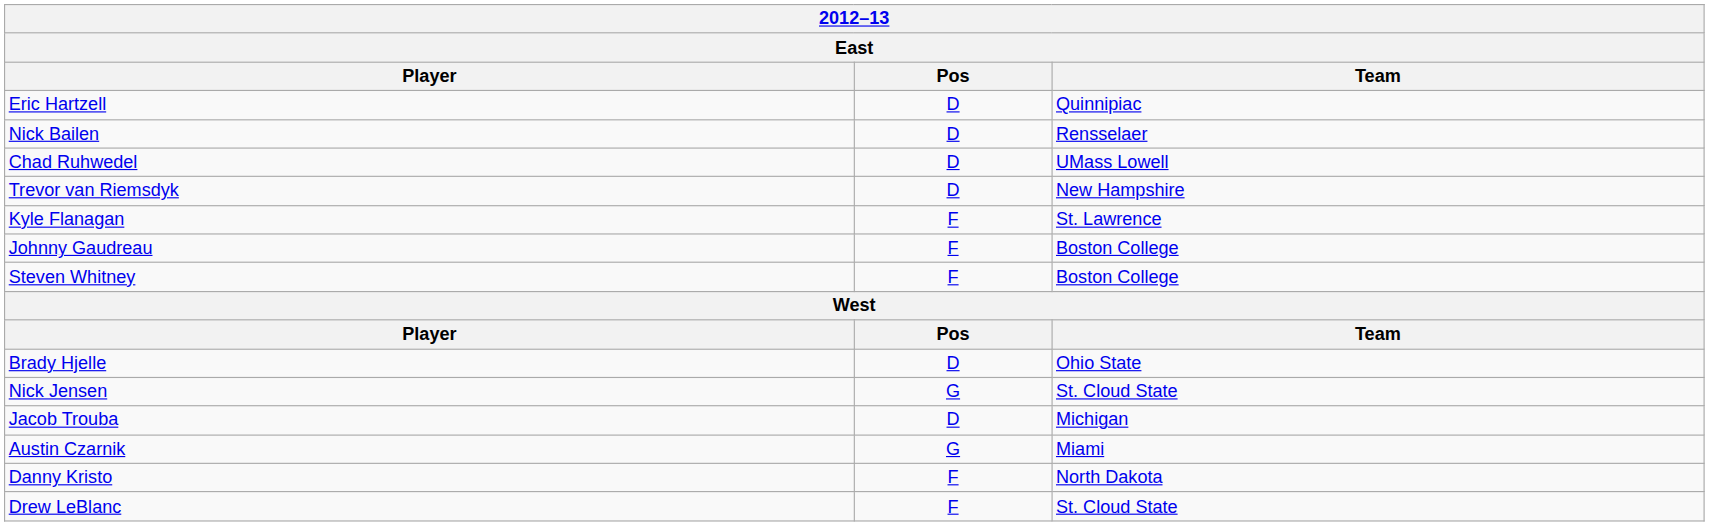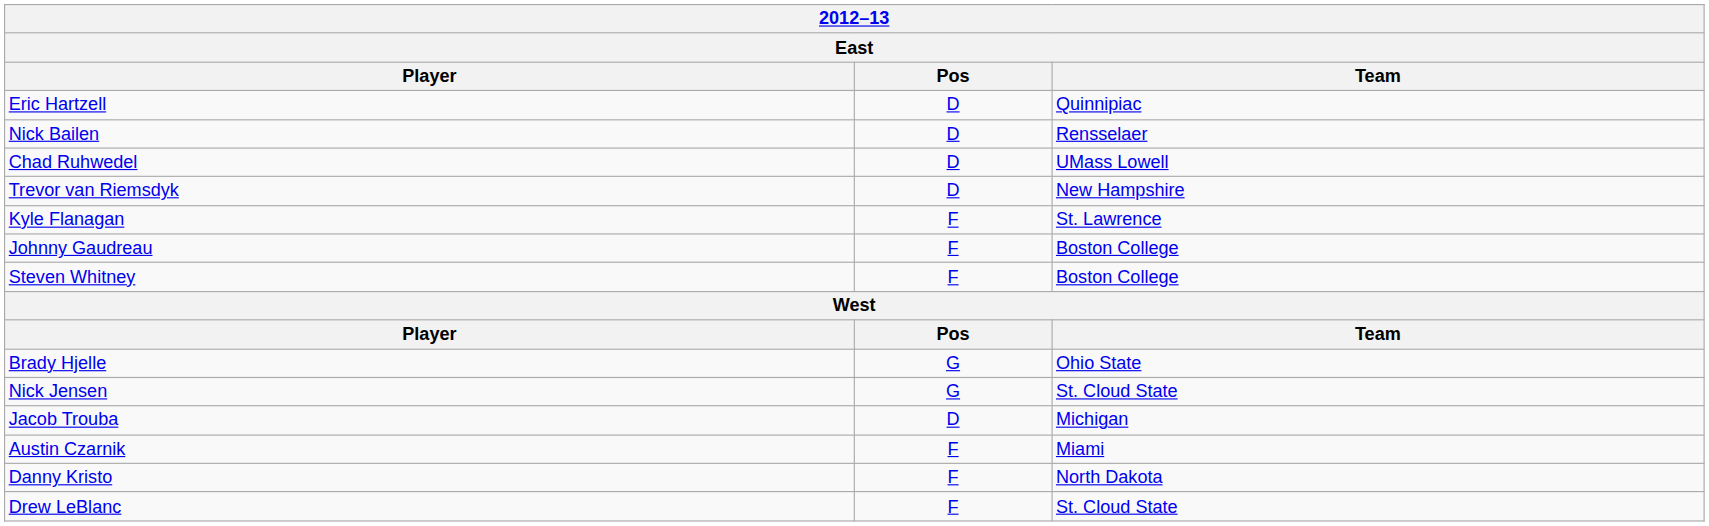(953, 362) D -> (953, 362) G
(953, 448) G -> (953, 448) F
